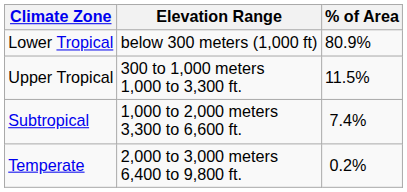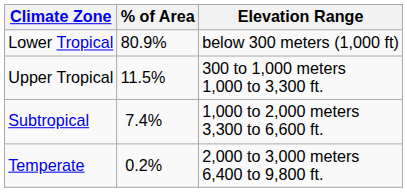columns swapped: (219, 17) <-> (362, 17)
